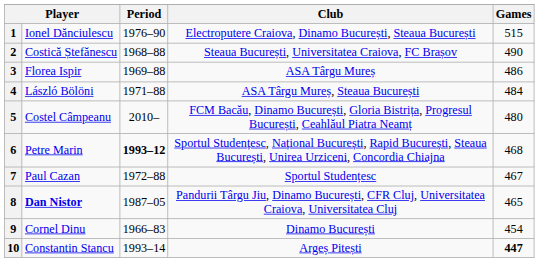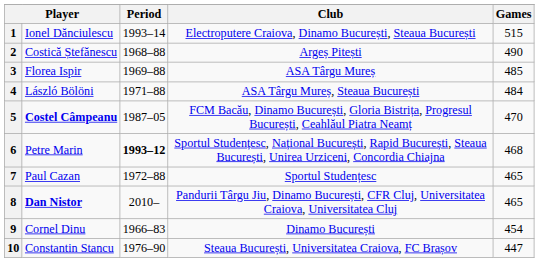(144, 33) 1976–90 -> (144, 33) 1993–14
(330, 52) Steaua București, Universitatea Craiova, FC Brașov -> (331, 52) Argeș Pitești
(514, 71) 486 -> (514, 71) 485
(68, 117) normal -> (71, 117) bold
(144, 117) 2010– -> (144, 117) 1987–05
(514, 117) 480 -> (514, 117) 470
(514, 176) 467 -> (514, 176) 465
(144, 202) 1987–05 -> (144, 202) 2010–
(144, 248) 1993–14 -> (144, 248) 1976–90
(331, 248) Argeș Pitești -> (331, 248) Steaua București, Universitatea Craiova, FC Brașov
(514, 248) bold -> (514, 248) normal
